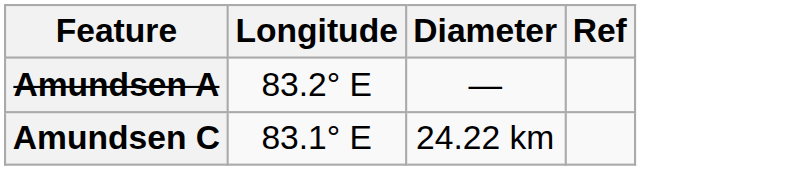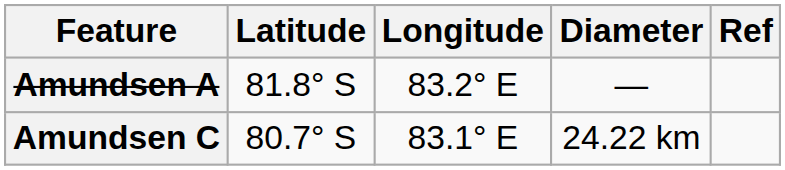+ column: (301, 31)
